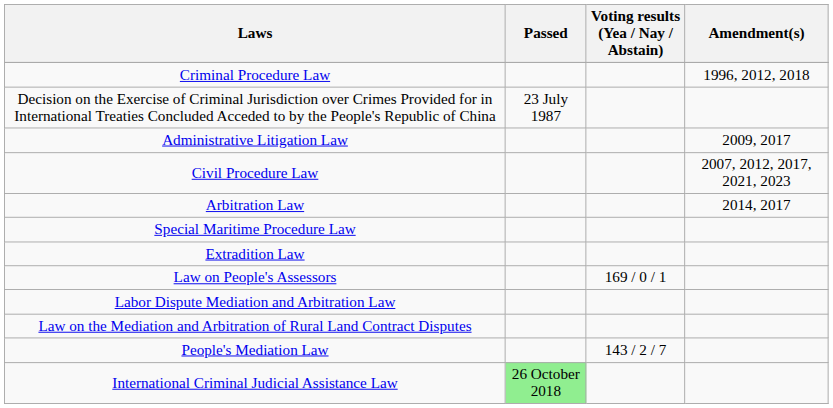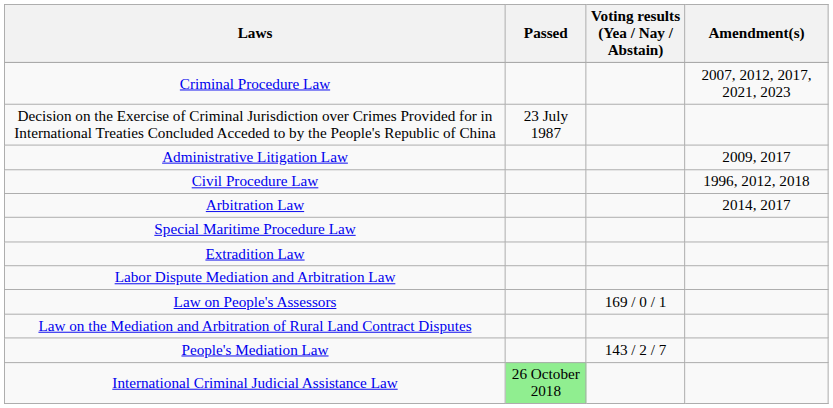(757, 74) 1996, 2012, 2018 -> (757, 83) 2007, 2012, 2017, 2021, 2023
(757, 172) 2007, 2012, 2017, 2021, 2023 -> (757, 181) 1996, 2012, 2018
rows swapped: (255, 277) <-> (255, 301)
